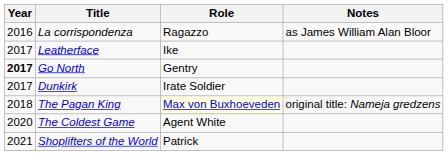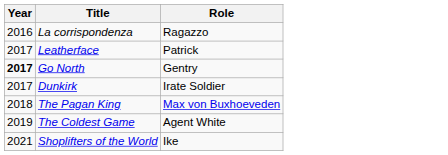- column: (363, 13)
(171, 50) Ike -> (181, 50) Patrick
(222, 104) lightyellow background -> (222, 104) no background
(20, 123) 2020 -> (20, 123) 2019
(181, 141) Patrick -> (171, 141) Ike
